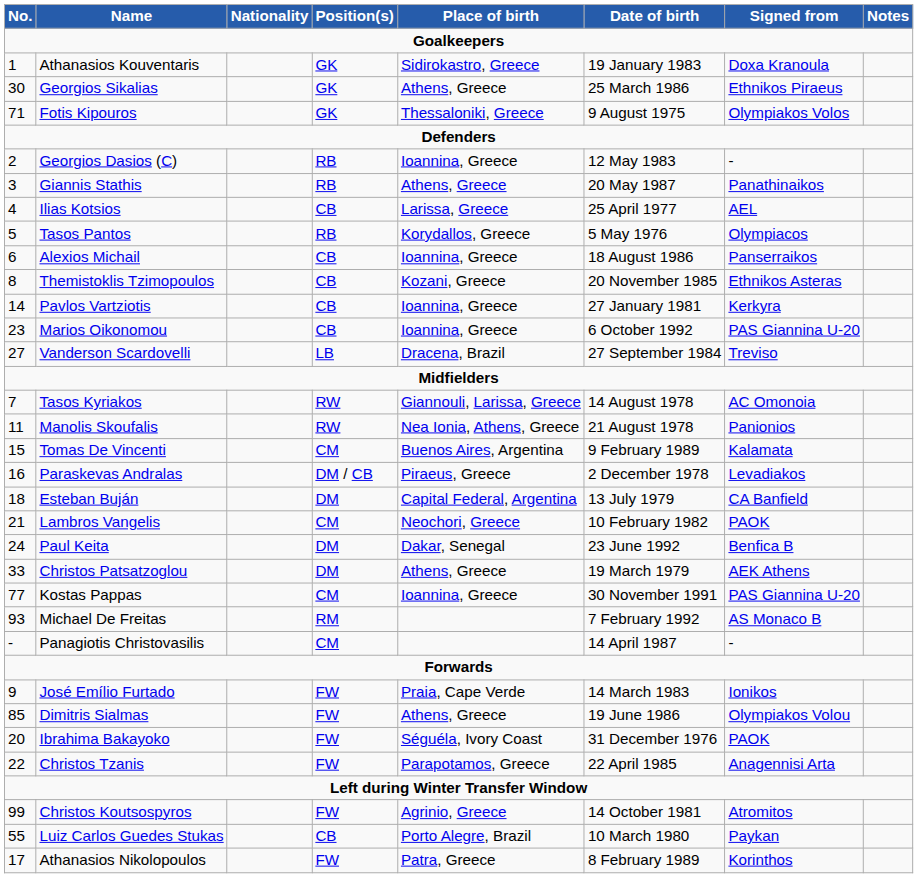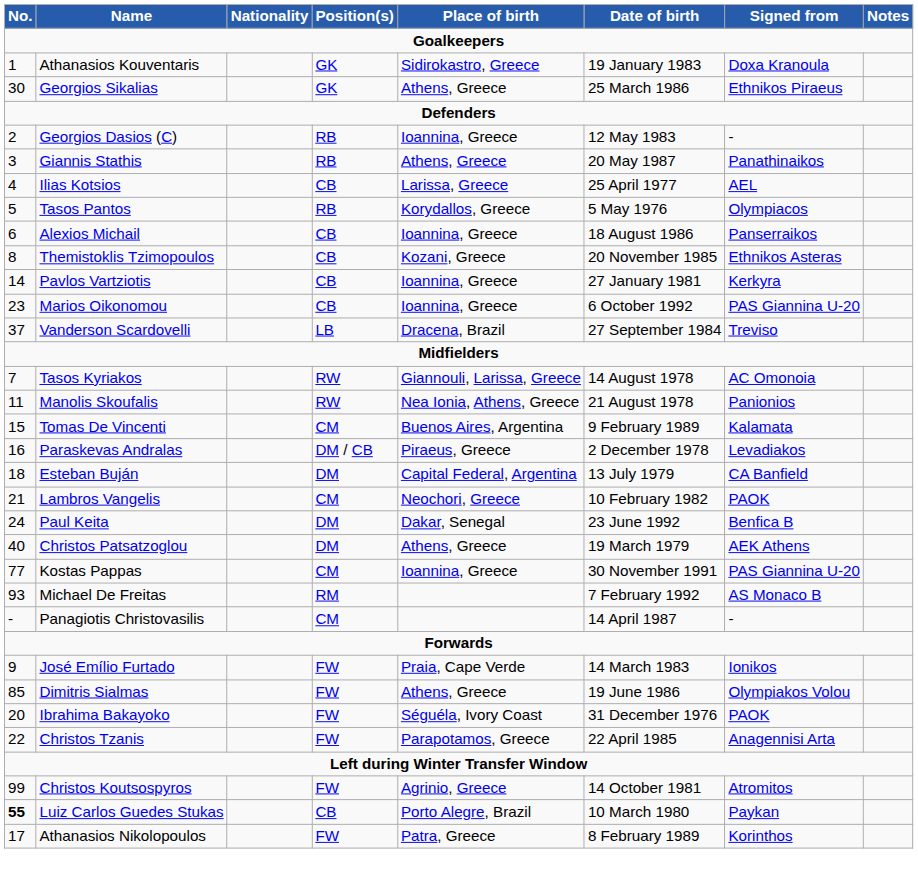- row: (88, 112)
(16, 354) 27 -> (16, 329) 37
(16, 570) 33 -> (16, 546) 40
(16, 836) normal -> (16, 812) bold
